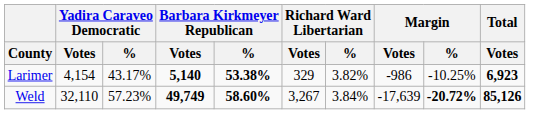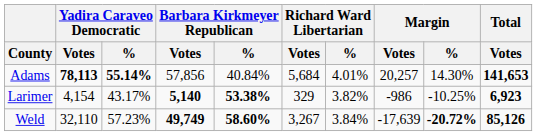+ row: (30, 75)
